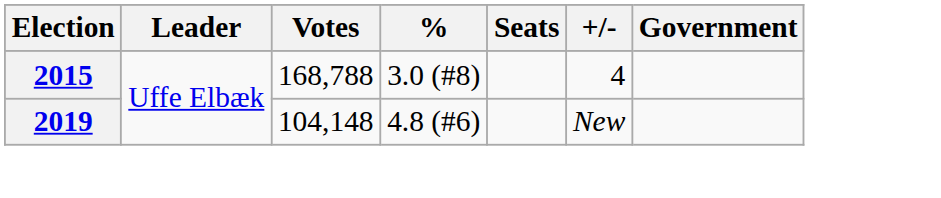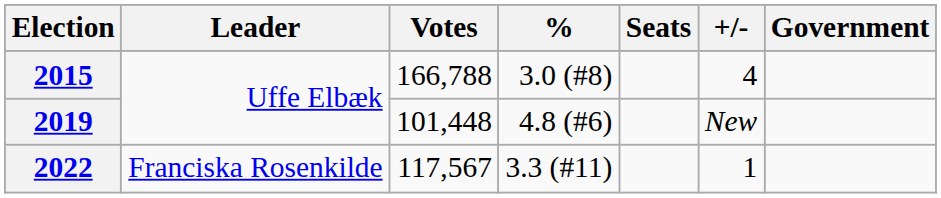(326, 74) 168,788 -> (444, 74) 166,788
(326, 121) 104,148 -> (444, 121) 101,448
+ row: (63, 167)
